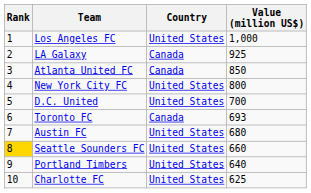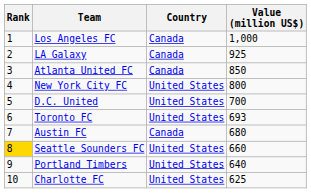(187, 39) United States -> (166, 39) Canada
(166, 117) Canada -> (187, 117) United States
(187, 133) United States -> (166, 133) Canada
